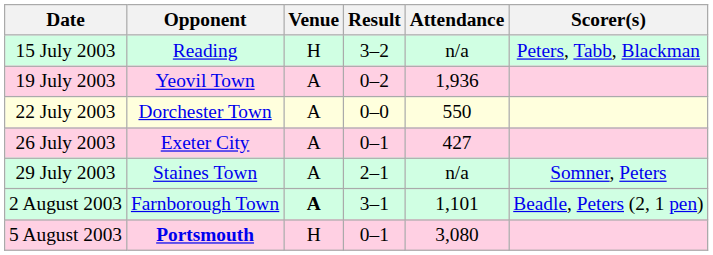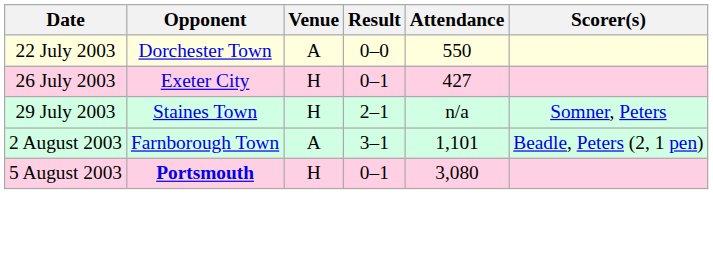- row: (66, 50)
- row: (66, 81)
(314, 142) A -> (314, 81) H
(314, 173) A -> (314, 111) H
(314, 204) bold -> (314, 142) normal
